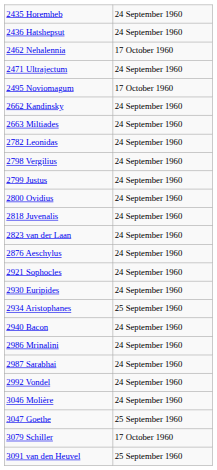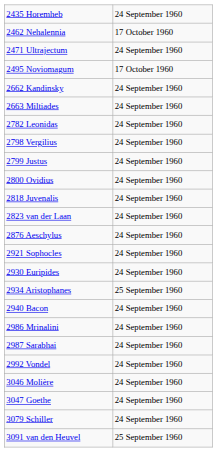- row: (35, 32)
(149, 419) 25 September 1960 -> (149, 400) 24 September 1960
(144, 437) 17 October 1960 -> (149, 419) 24 September 1960
